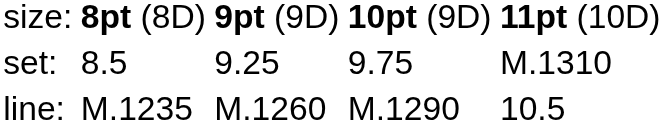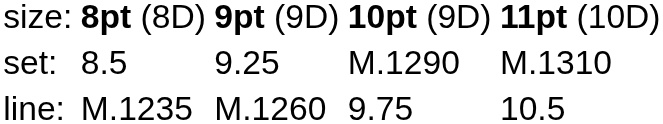(380, 62) 9.75 -> (404, 62) M.1290
(404, 109) M.1290 -> (380, 109) 9.75
